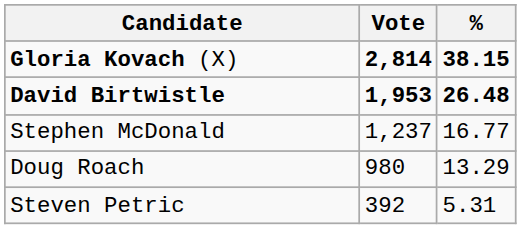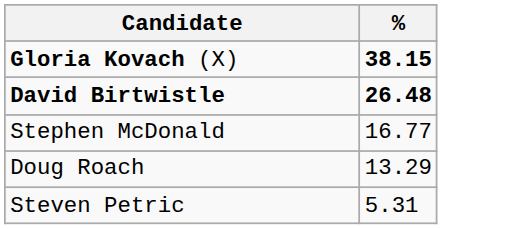- column: (398, 23)
